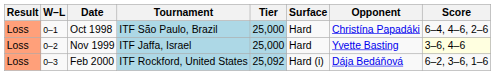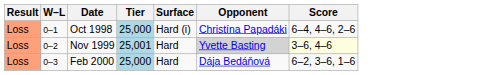- column: (184, 12)
(300, 29) Hard -> (173, 29) Hard (i)
(268, 45) 25,000 -> (135, 45) 25,001
(365, 45) no background -> (232, 45) lightgrey background
(268, 62) 25,092 -> (135, 62) 25,000
(306, 62) Hard (i) -> (167, 62) Hard
